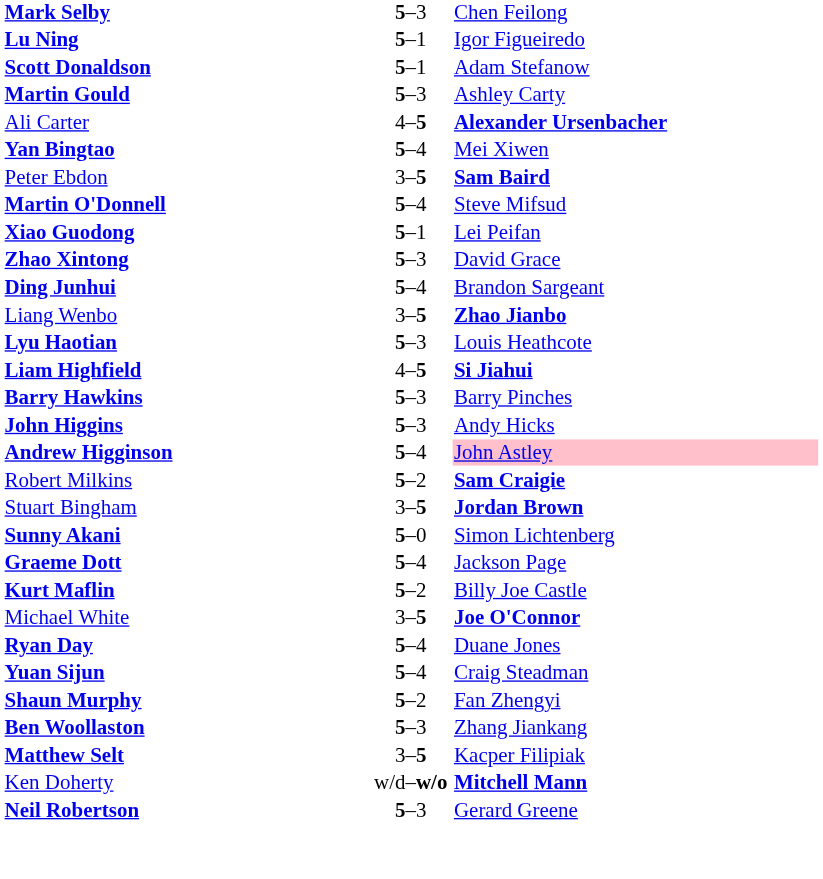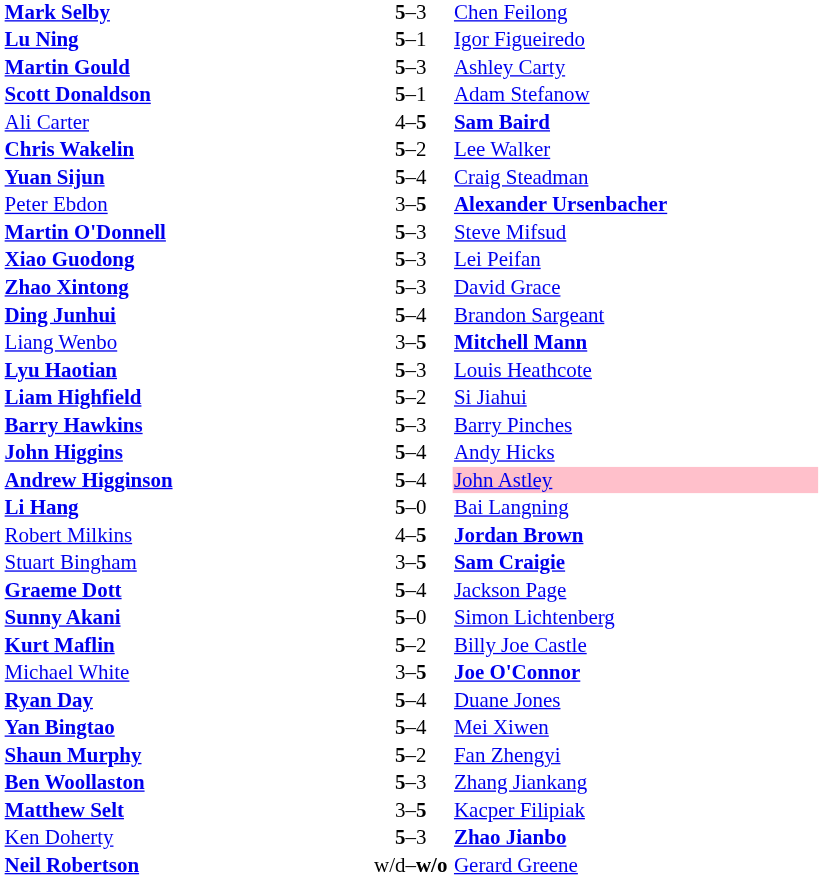rows swapped: (67, 94) <-> (78, 67)
(561, 122) Alexander Ursenbacher -> (502, 122) Sam Baird
+ row: (69, 149)
rows swapped: (60, 149) <-> (55, 672)
(502, 177) Sam Baird -> (561, 204) Alexander Ursenbacher
(411, 204) 5–4 -> (411, 232) 5–3
(411, 232) 5–1 -> (411, 259) 5–3
(510, 314) Zhao Jianbo -> (521, 342) Mitchell Mann
(411, 369) 4–5 -> (411, 397) 5–2
(493, 369) bold -> (490, 397) normal
(411, 424) 5–3 -> (411, 452) 5–4
+ row: (42, 507)
(411, 479) 5–2 -> (411, 534) 4–5
(510, 479) Sam Craigie -> (519, 534) Jordan Brown
(519, 507) Jordan Brown -> (510, 562) Sam Craigie
rows swapped: (63, 534) <-> (63, 562)
(411, 782) w/d–w/o -> (411, 837) 5–3
(521, 782) Mitchell Mann -> (510, 837) Zhao Jianbo
(411, 809) 5–3 -> (411, 864) w/d–w/o
